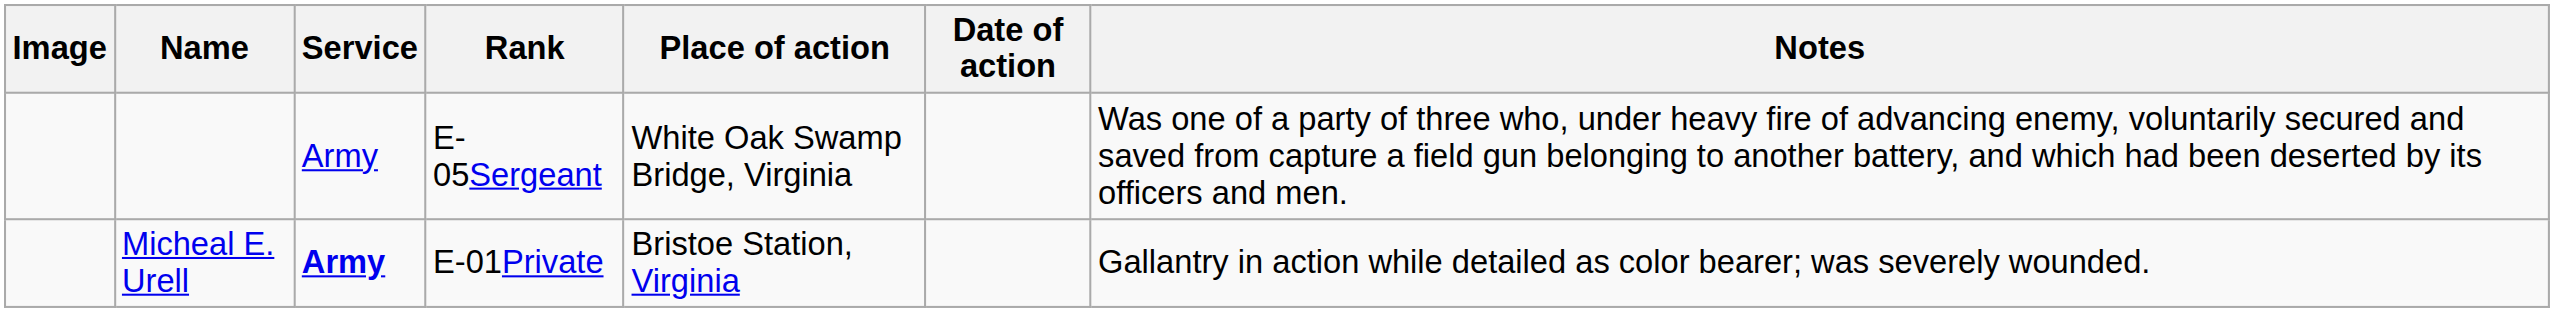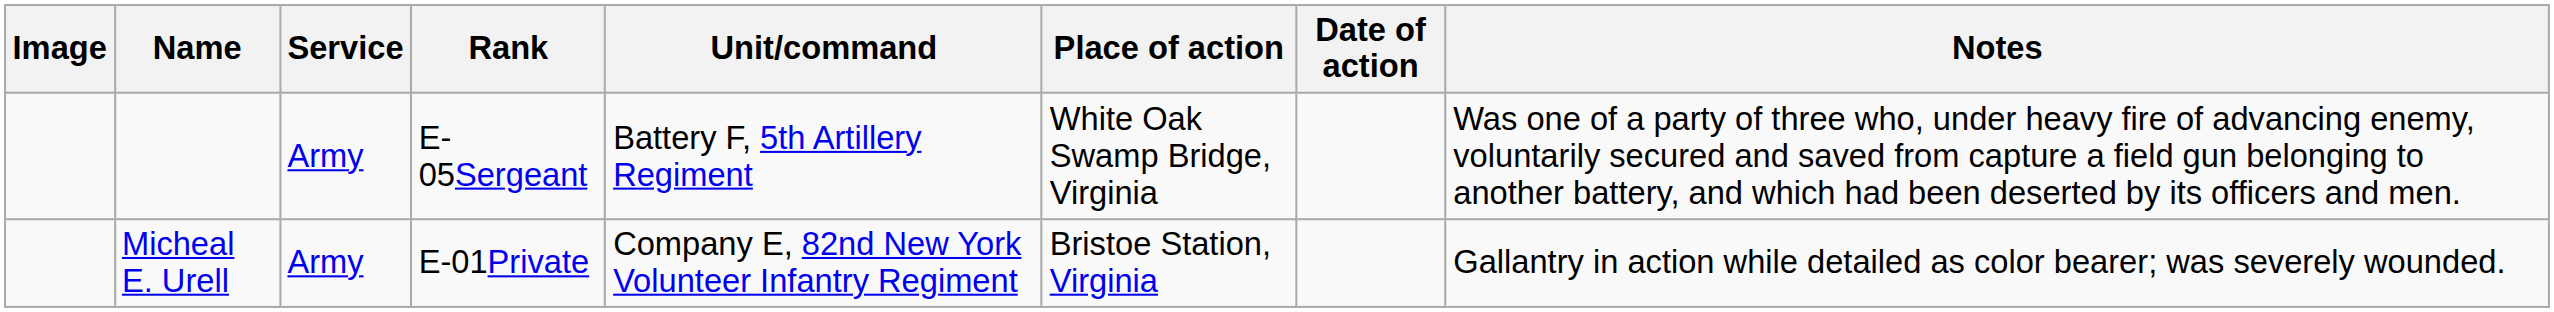+ column: (824, 48)
(344, 262) bold -> (326, 262) normal
